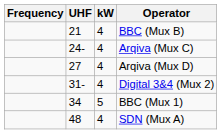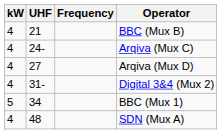columns swapped: (35, 13) <-> (105, 13)
